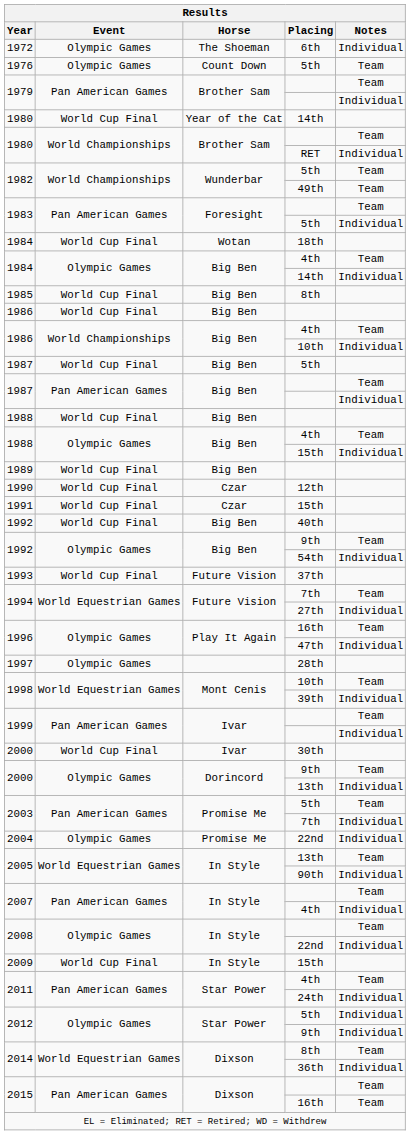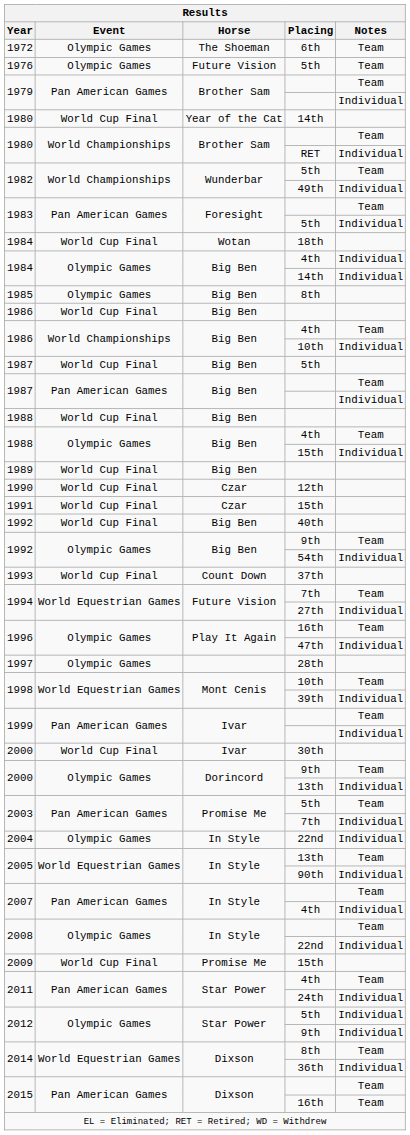(371, 48) Individual -> (371, 48) Team
(234, 66) Count Down -> (234, 66) Future Vision
(371, 189) Team -> (371, 189) Individual
(371, 259) Team -> (371, 259) Individual
(109, 295) World Cup Final -> (109, 295) Olympic Games
(234, 576) Future Vision -> (234, 576) Count Down
(234, 840) Promise Me -> (234, 840) In Style
(234, 963) In Style -> (234, 963) Promise Me
